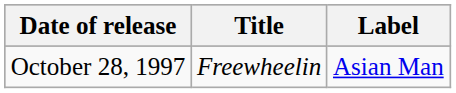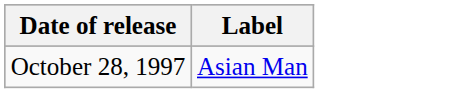- column: (259, 25)
